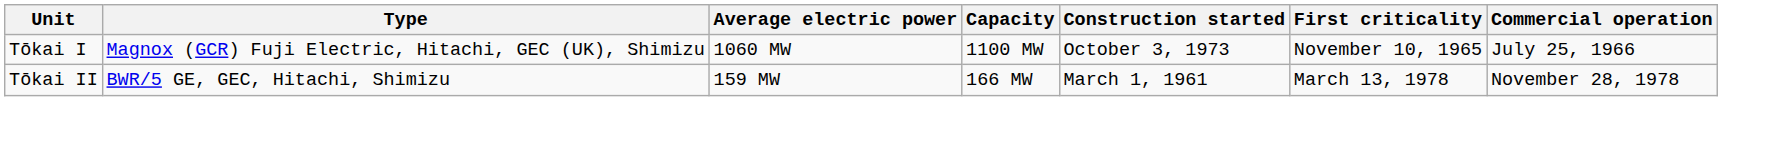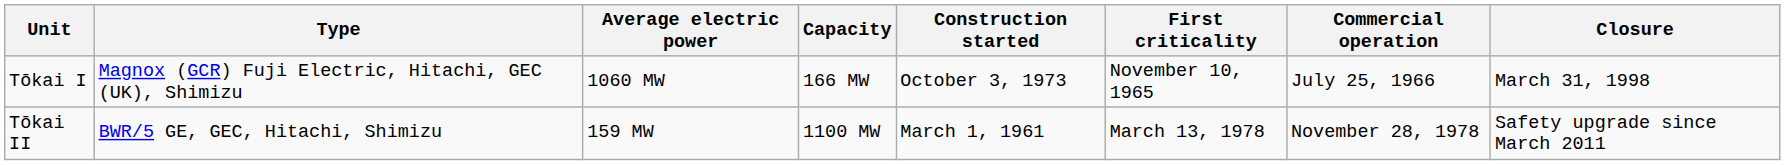+ column: (1635, 30)
(1005, 50) 1100 MW -> (836, 82) 166 MW
(999, 80) 166 MW -> (842, 133) 1100 MW
